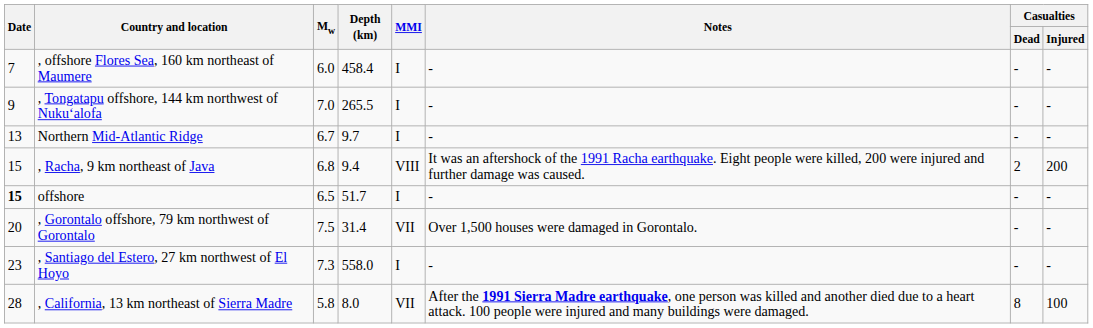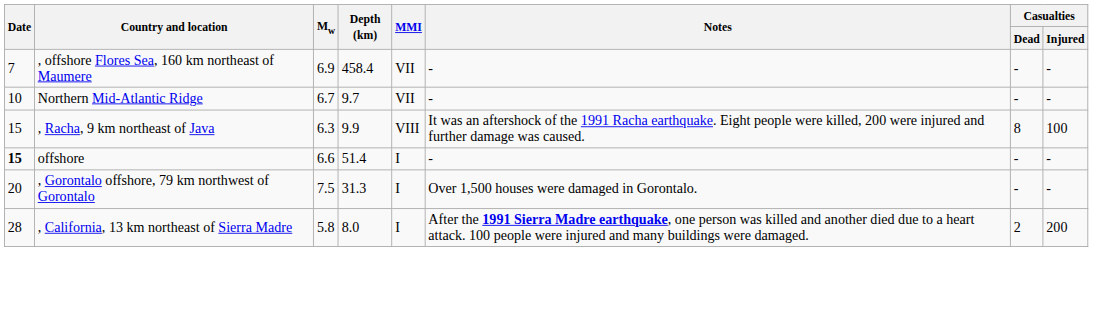(326, 68) 6.0 -> (326, 68) 6.9
(398, 68) I -> (405, 68) VII
- row: (158, 106)
(15, 136) 13 -> (15, 98) 10
(398, 136) I -> (405, 98) VII
(326, 166) 6.8 -> (326, 128) 6.3
(350, 166) 9.4 -> (350, 128) 9.9
(1017, 166) 2 -> (1017, 128) 8
(1057, 166) 200 -> (1057, 128) 100
(326, 197) 6.5 -> (326, 158) 6.6
(354, 197) 51.7 -> (354, 158) 51.4
(354, 227) 31.4 -> (354, 189) 31.3
(405, 227) VII -> (398, 189) I
- row: (162, 265)
(405, 303) VII -> (398, 227) I
(1017, 303) 8 -> (1017, 227) 2
(1057, 303) 100 -> (1057, 227) 200
